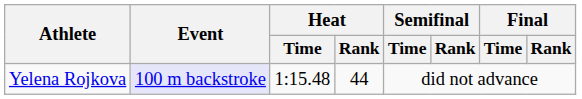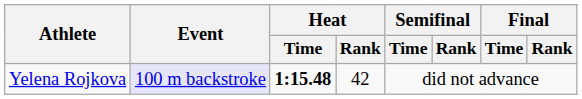(302, 79) normal -> (303, 79) bold
(359, 79) 44 -> (360, 79) 42
